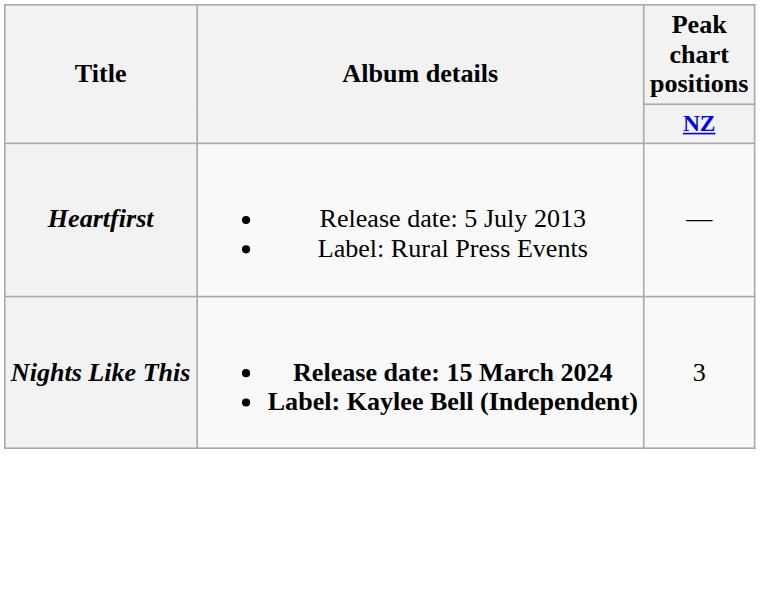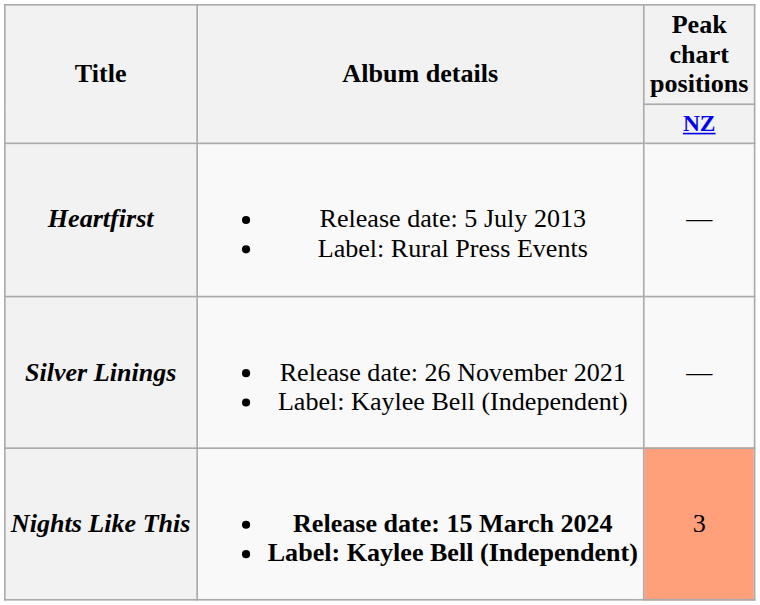+ row: (101, 371)
(699, 371) no background -> (699, 523) lightsalmon background
